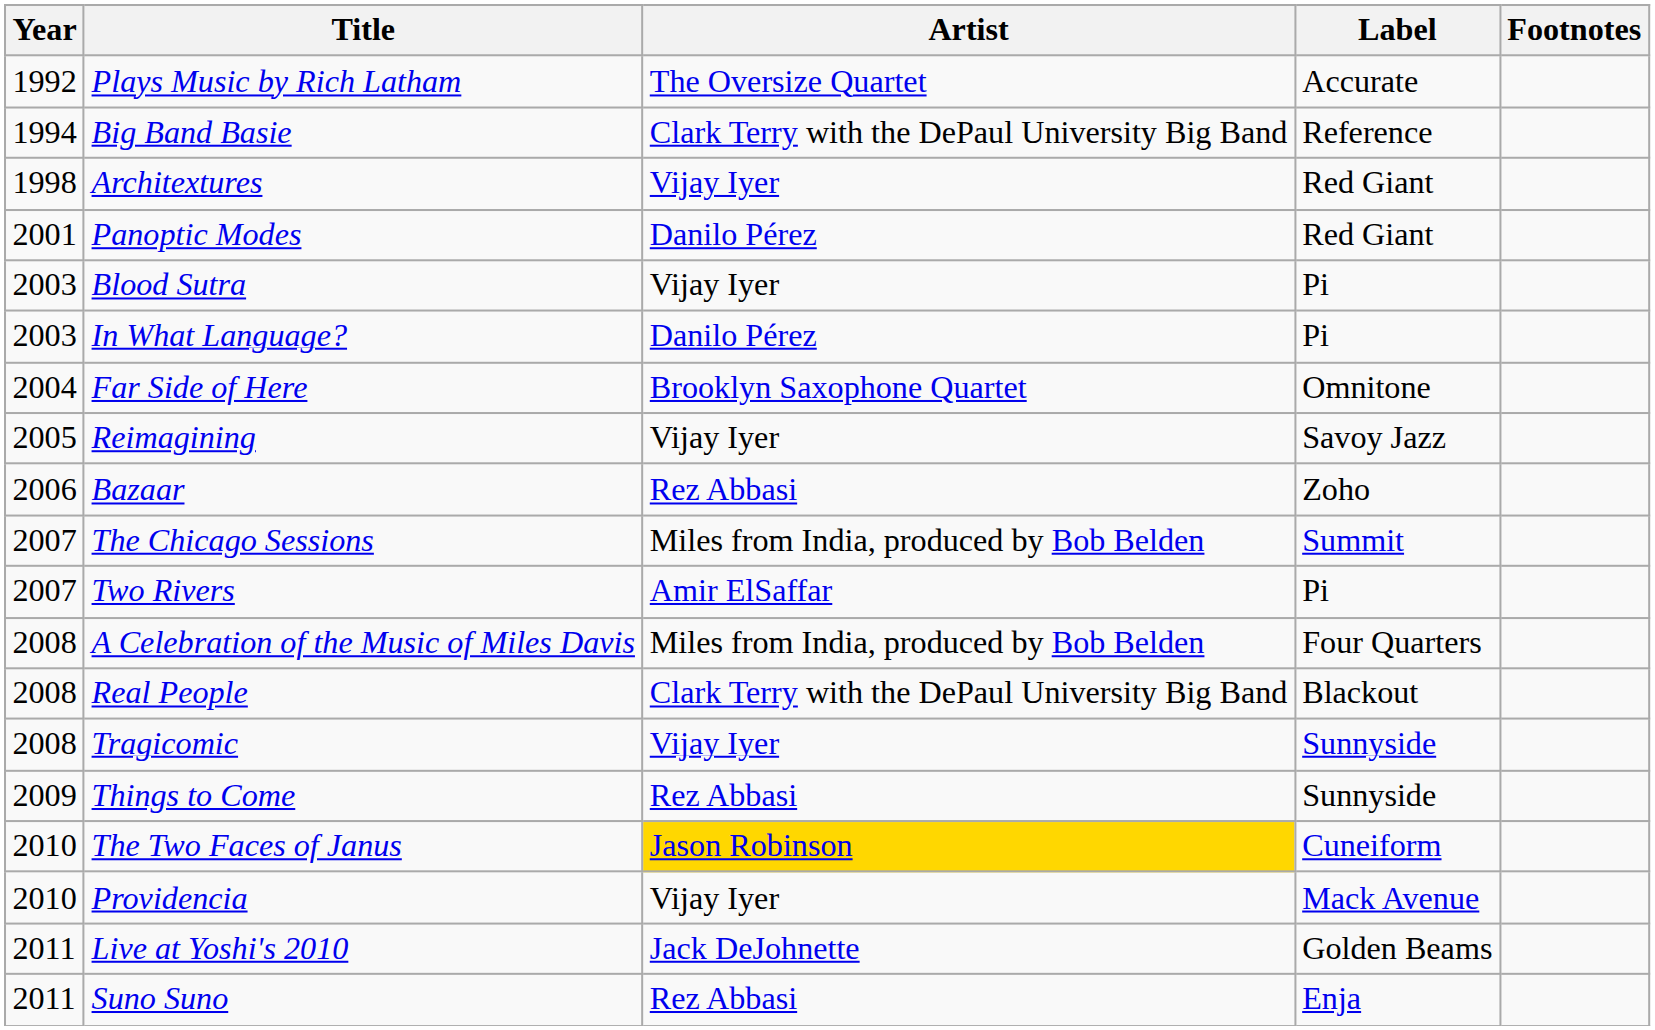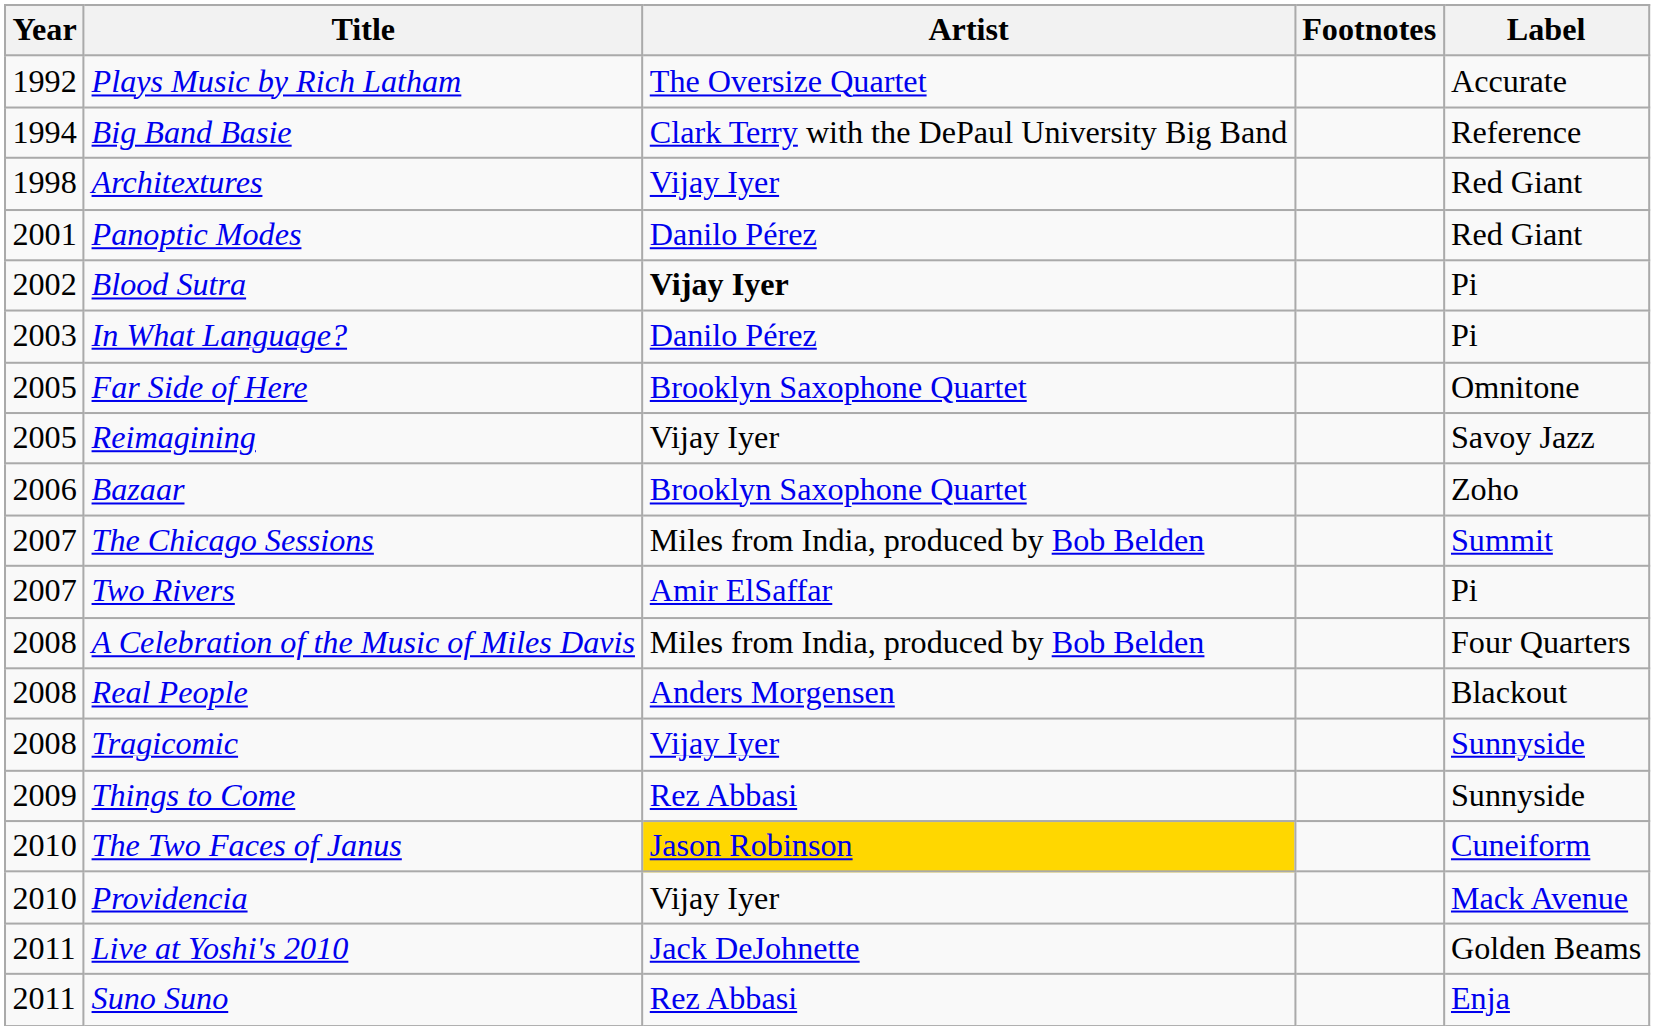columns swapped: (1397, 30) <-> (1574, 30)
(45, 285) 2003 -> (45, 285) 2002
(714, 285) normal -> (719, 285) bold
(45, 387) 2004 -> (45, 387) 2005
(723, 489) Rez Abbasi -> (838, 489) Brooklyn Saxophone Quartet
(969, 693) Clark Terry with the DePaul University Big Band -> (772, 693) Anders Morgensen
